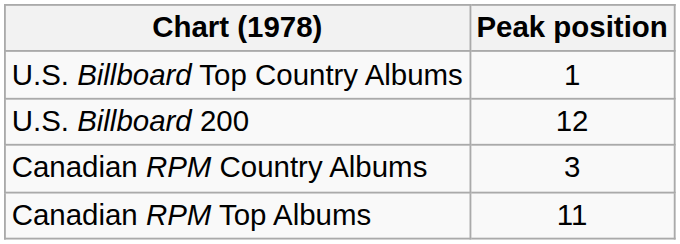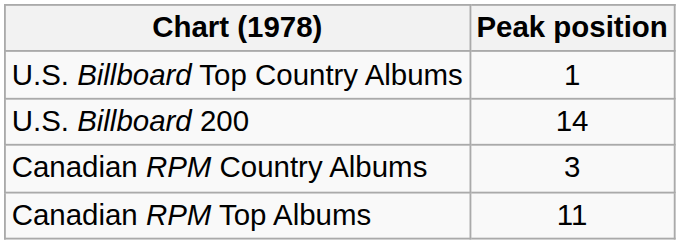(572, 121) 12 -> (572, 121) 14
